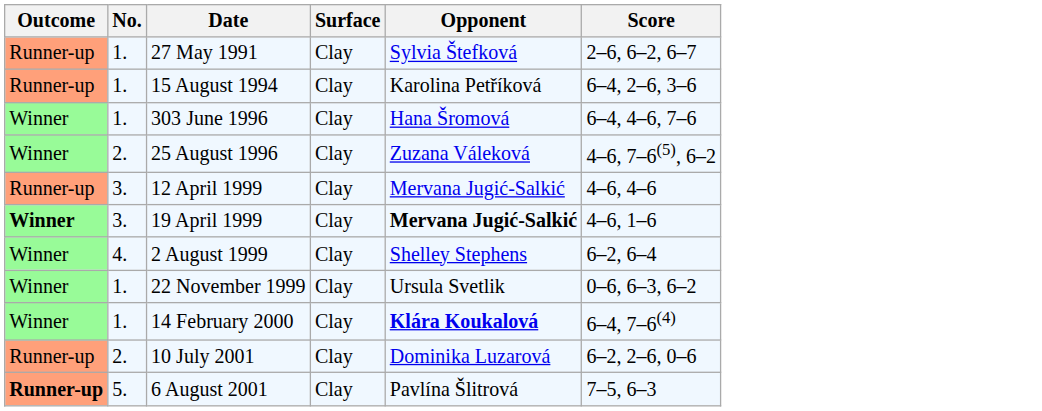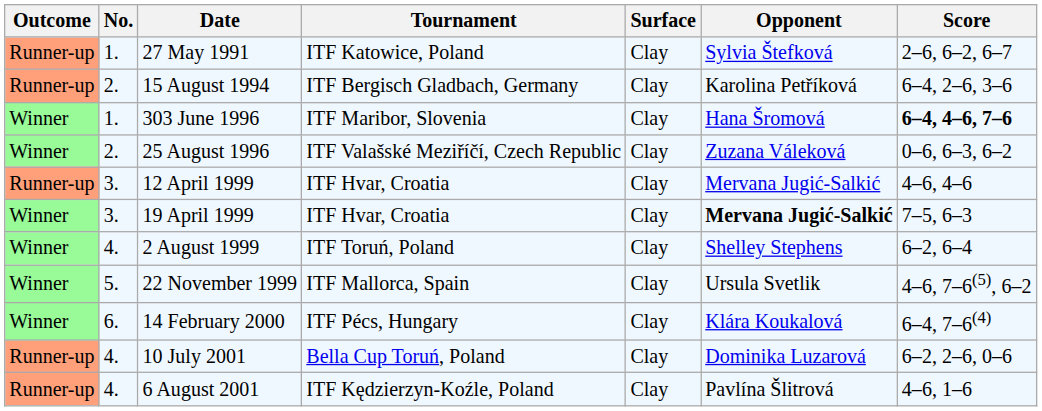+ column: (464, 20)
(120, 85) 1. -> (111, 85) 2.
(641, 117) normal -> (957, 117) bold
(651, 152) 4–6, 7–6(5), 6–2 -> (957, 150) 0–6, 6–3, 6–2
(42, 220) bold -> (39, 215) normal
(621, 220) 4–6, 1–6 -> (937, 215) 7–5, 6–3
(120, 285) 1. -> (111, 282) 5.
(641, 285) 0–6, 6–3, 6–2 -> (967, 282) 4–6, 7–6(5), 6–2
(120, 320) 1. -> (111, 320) 6.
(464, 320) bold -> (774, 320) normal
(120, 355) 2. -> (111, 355) 4.
(56, 388) bold -> (52, 388) normal
(120, 388) 5. -> (111, 388) 4.
(621, 388) 7–5, 6–3 -> (937, 388) 4–6, 1–6
